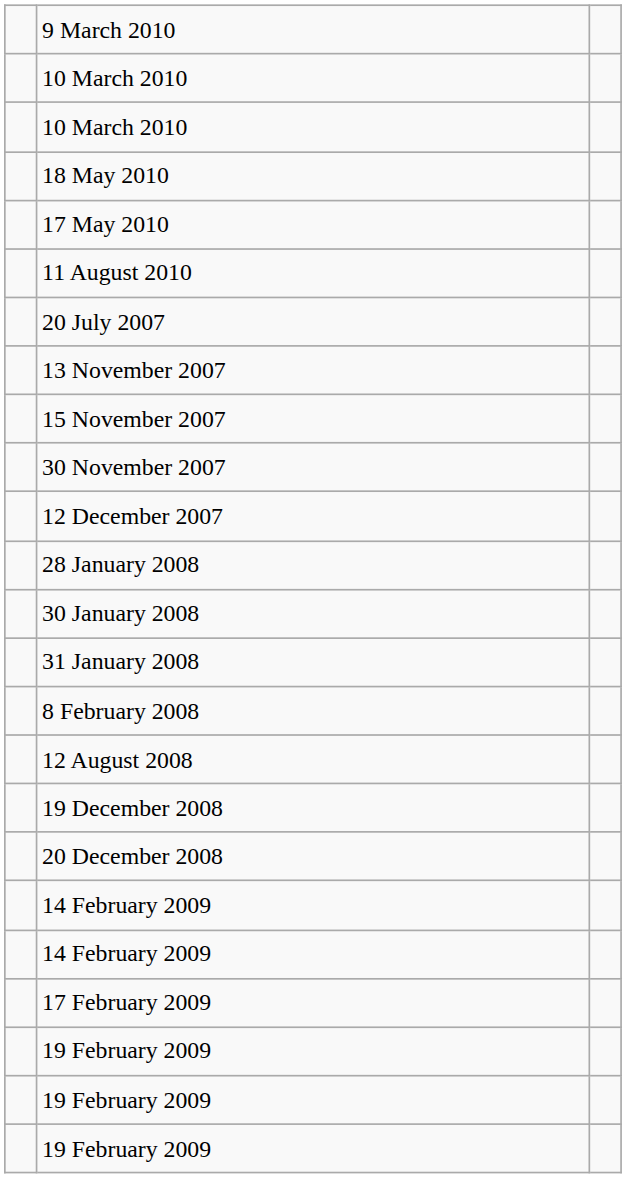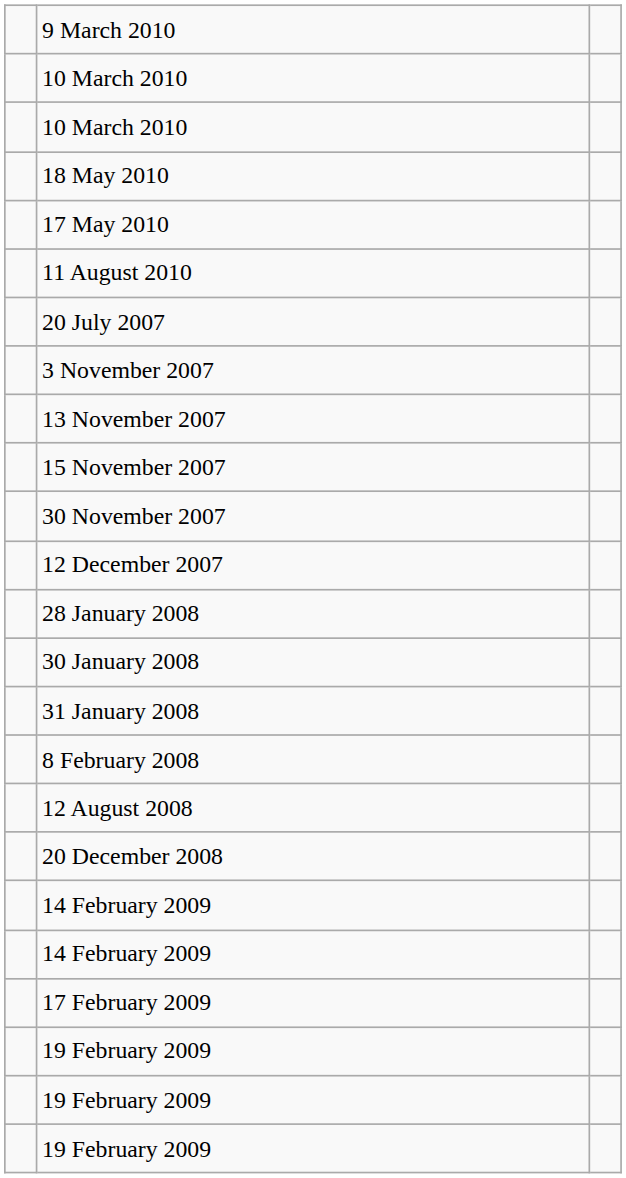+ row: (21, 370)
- row: (21, 808)
